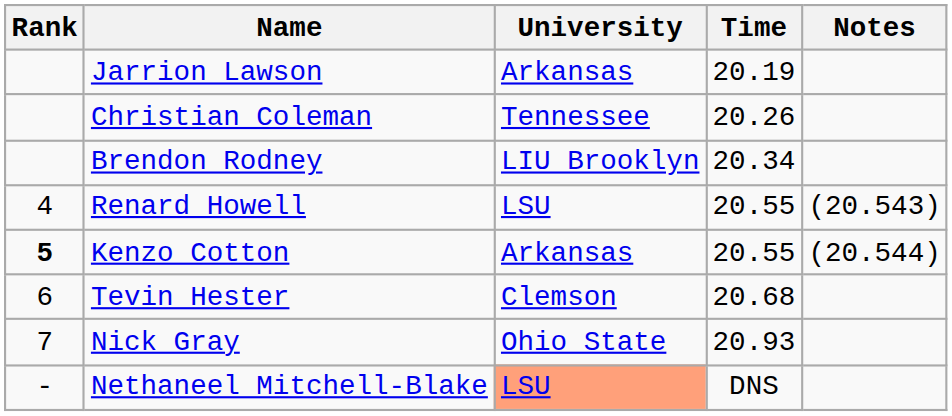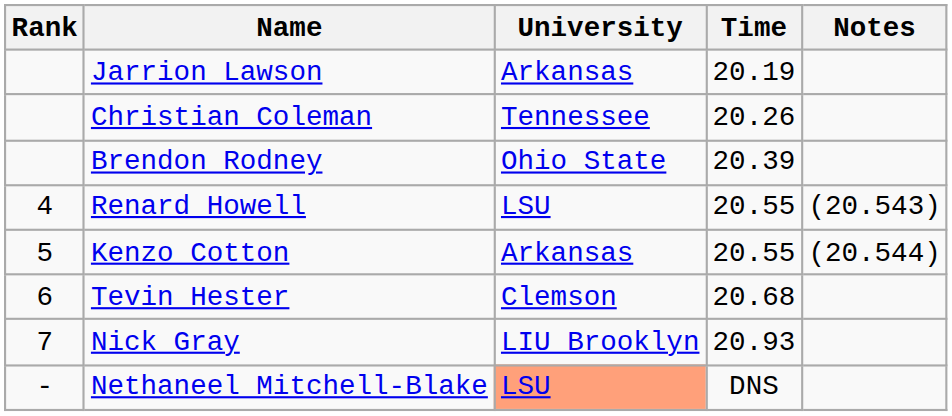(600, 162) LIU Brooklyn -> (584, 162) Ohio State
(754, 162) 20.34 -> (754, 162) 20.39
(45, 252) bold -> (45, 252) normal
(584, 342) Ohio State -> (600, 342) LIU Brooklyn
